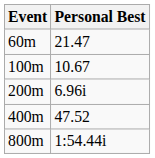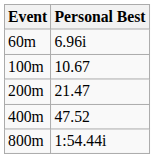(72, 41) 21.47 -> (70, 41) 6.96i
(70, 91) 6.96i -> (72, 91) 21.47
